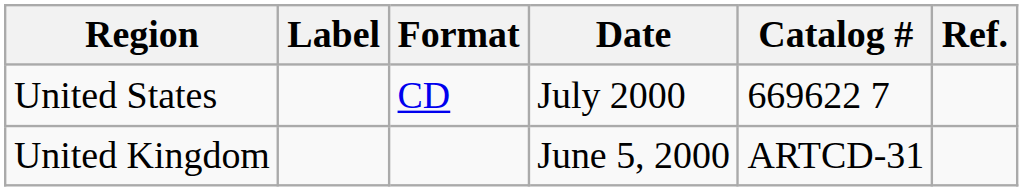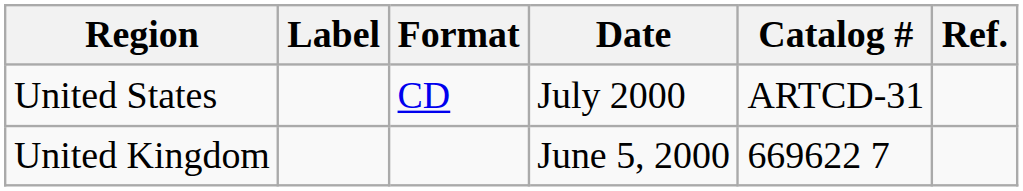(819, 94) 669622 7 -> (836, 94) ARTCD-31
(836, 154) ARTCD-31 -> (819, 154) 669622 7
